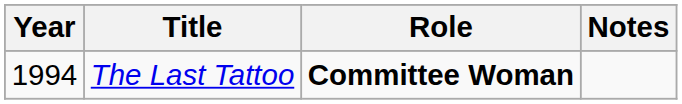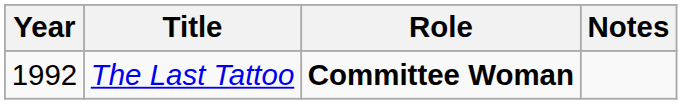(44, 74) 1994 -> (44, 74) 1992
